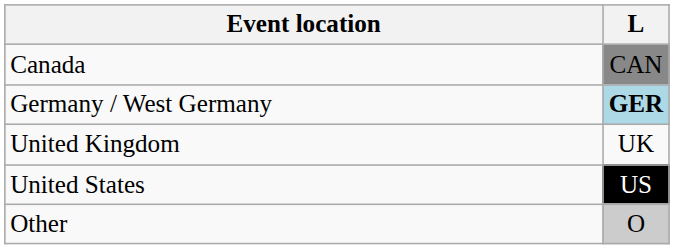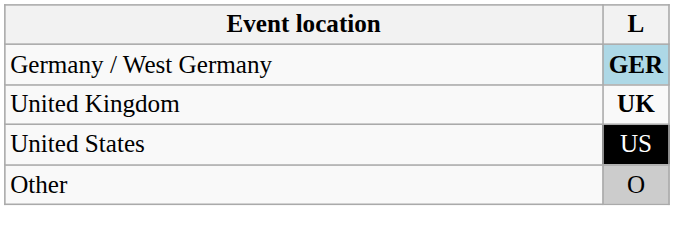- row: (48, 64)
(636, 144) normal -> (636, 104) bold
